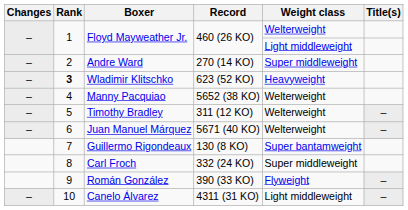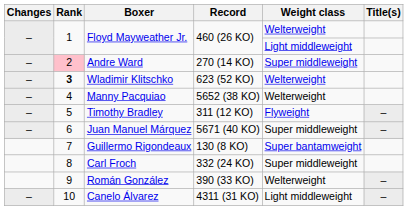(69, 63) no background -> (69, 63) pink background
(295, 79) Heavyweight -> (295, 79) Welterweight
(295, 113) Welterweight -> (287, 113) Flyweight
(295, 130) Welterweight -> (311, 130) Super middleweight
(287, 180) Flyweight -> (295, 180) Welterweight
